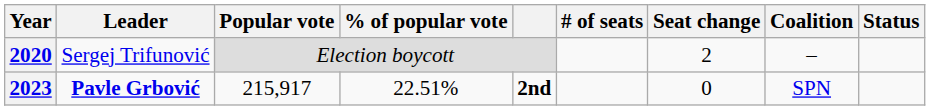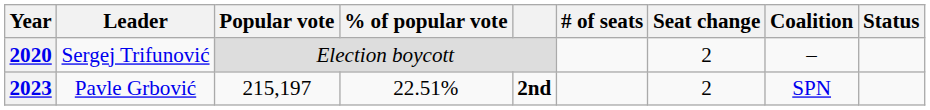(136, 88) bold -> (136, 88) normal
(277, 88) 215,917 -> (277, 88) 215,197
(707, 88) 0 -> (707, 88) 2
